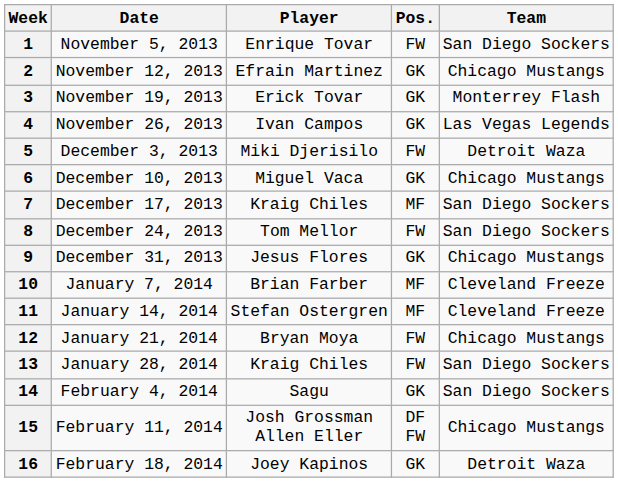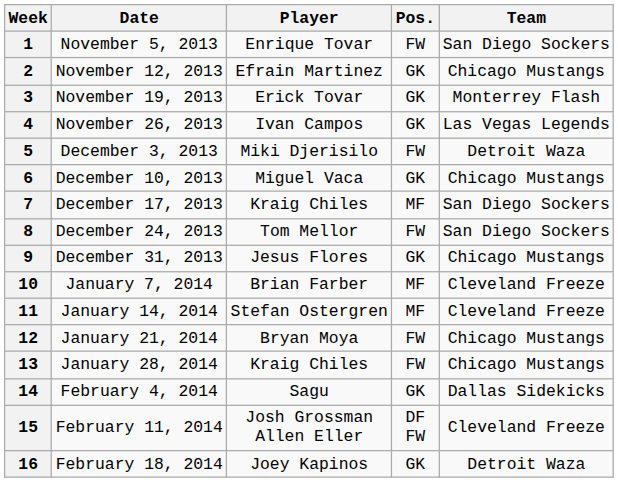(526, 365) San Diego Sockers -> (526, 365) Chicago Mustangs
(526, 392) San Diego Sockers -> (526, 392) Dallas Sidekicks
(526, 428) Chicago Mustangs -> (526, 428) Cleveland Freeze
